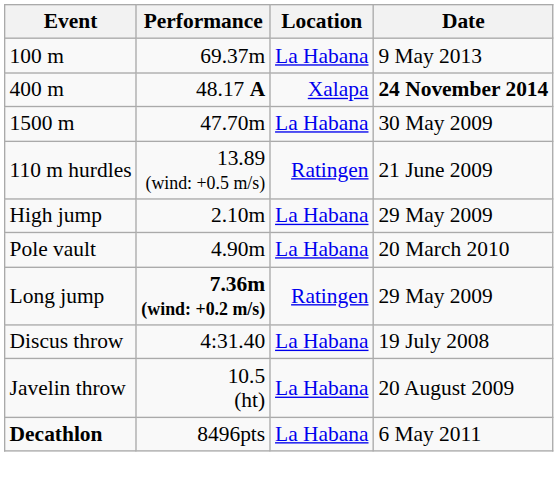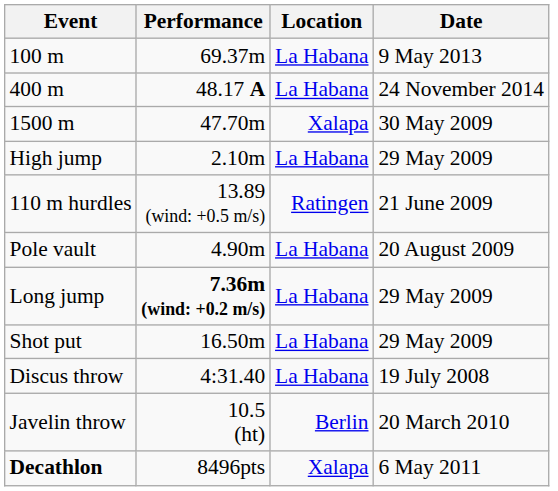(338, 89) Xalapa -> (322, 89) La Habana
(463, 89) bold -> (461, 89) normal
(322, 123) La Habana -> (338, 123) Xalapa
rows swapped: (71, 169) <-> (56, 215)
(444, 249) 20 March 2010 -> (446, 249) 20 August 2009
(330, 295) Ratingen -> (322, 295) La Habana
+ row: (46, 341)
(322, 387) La Habana -> (342, 421) Berlin
(446, 387) 20 August 2009 -> (444, 421) 20 March 2010
(322, 433) La Habana -> (338, 467) Xalapa
